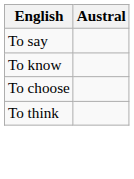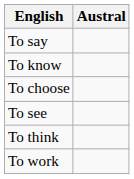+ row: (27, 112)
+ row: (33, 161)
